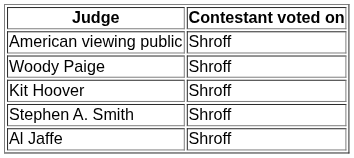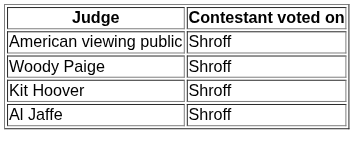- row: (71, 115)
